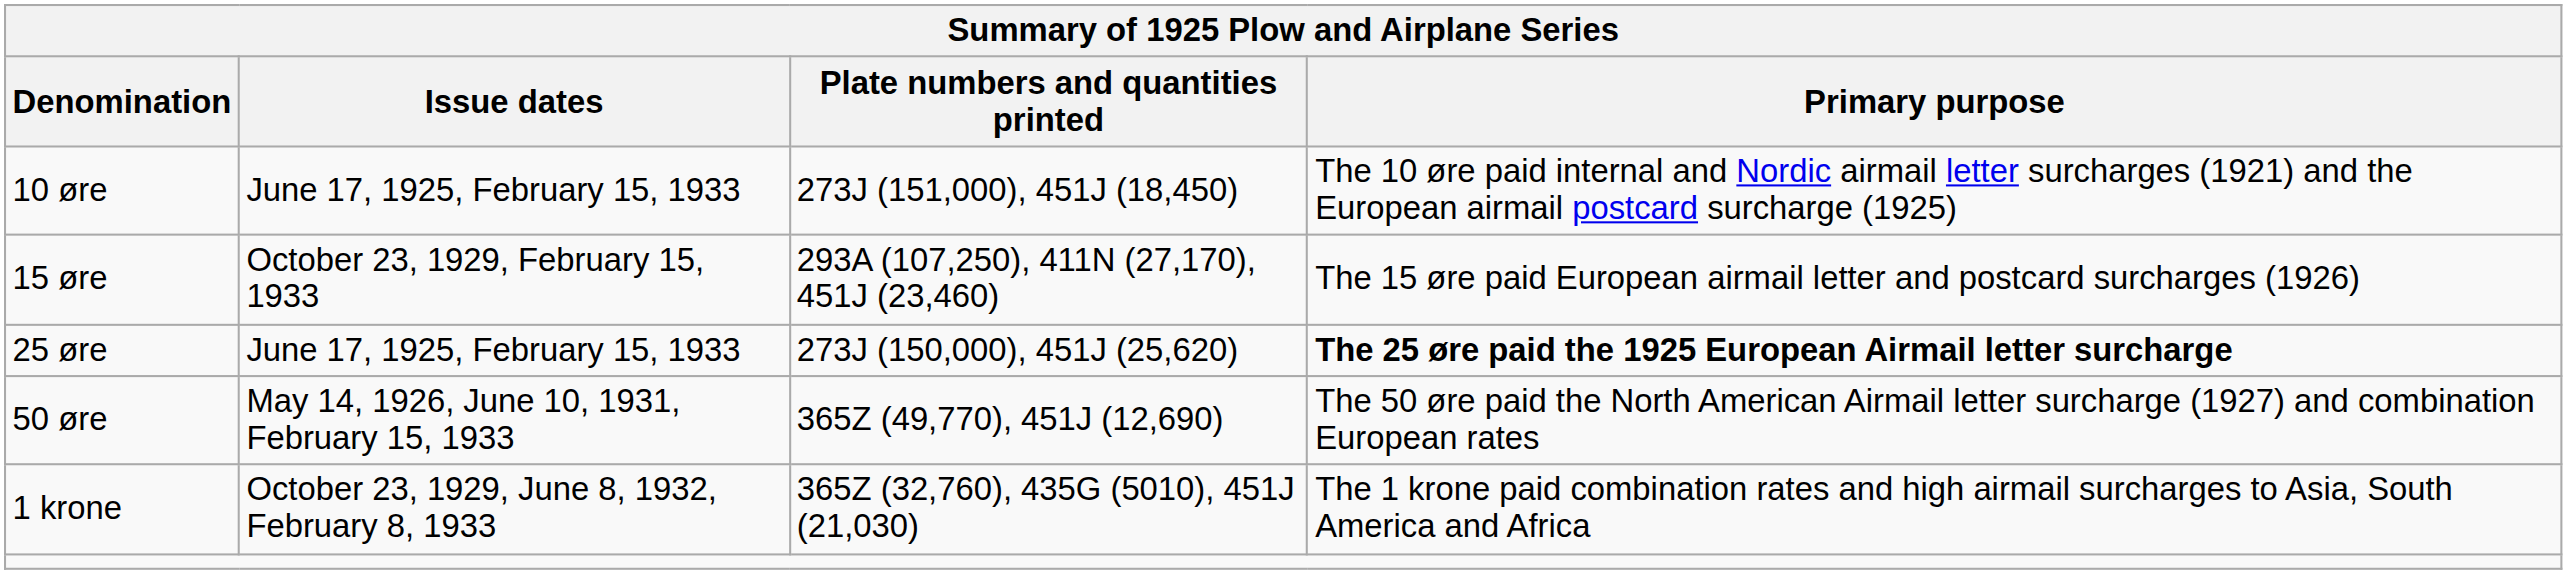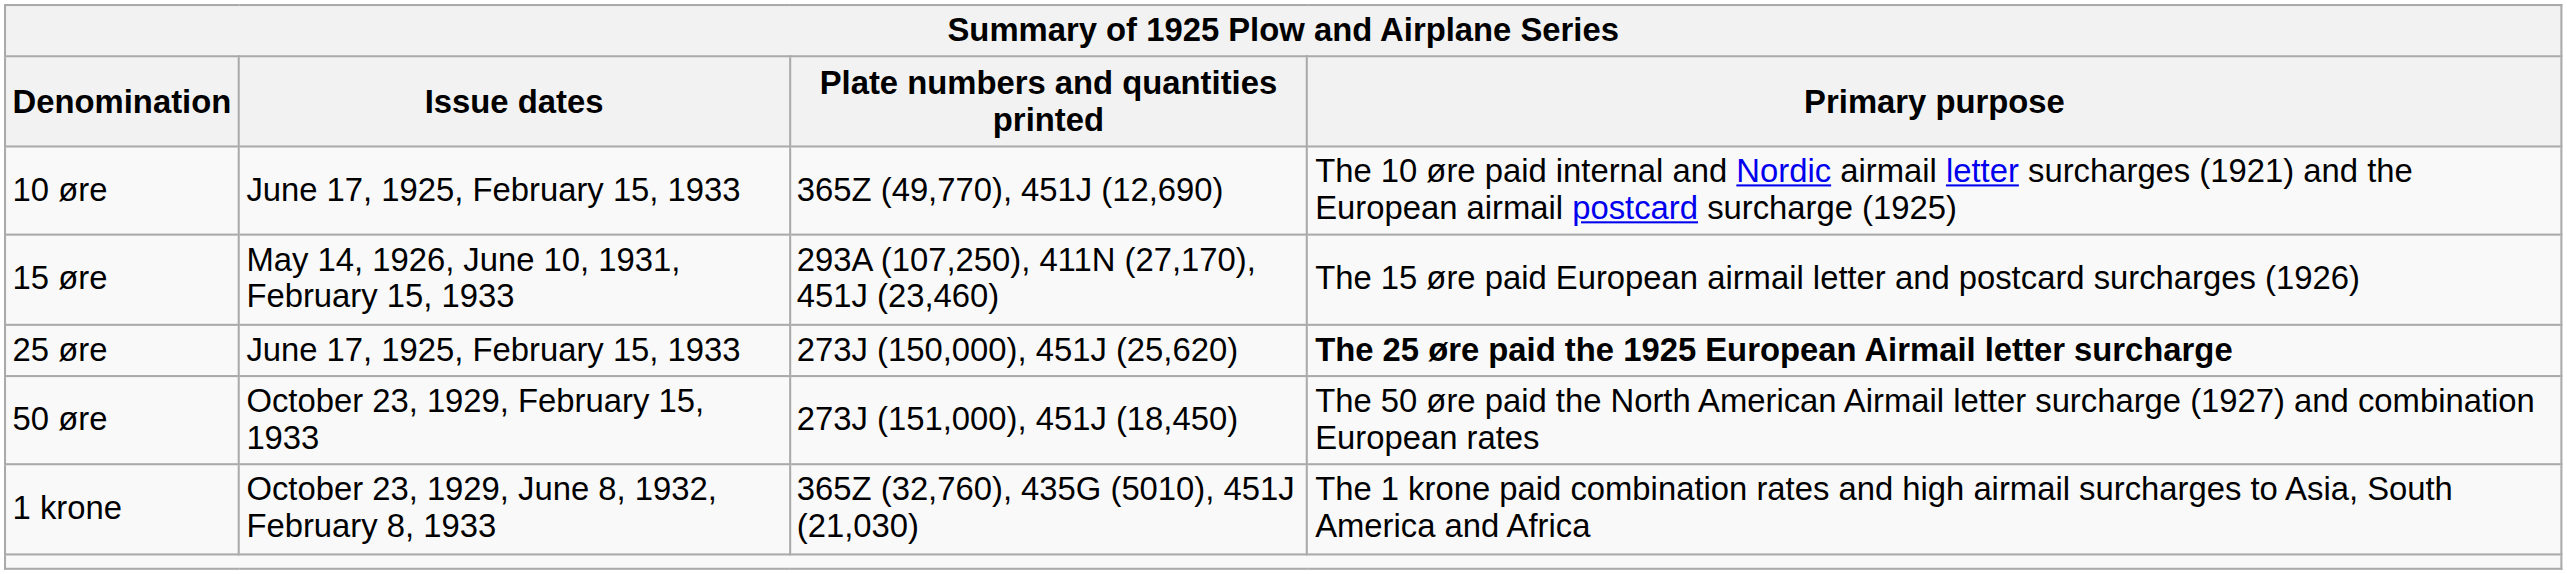(1017, 189) 273J (151,000), 451J (18,450) -> (1010, 189) 365Z (49,770), 451J (12,690)
(475, 278) October 23, 1929, February 15, 1933 -> (463, 278) May 14, 1926, June 10, 1931, February 15, 1933
(463, 419) May 14, 1926, June 10, 1931, February 15, 1933 -> (475, 419) October 23, 1929, February 15, 1933
(1010, 419) 365Z (49,770), 451J (12,690) -> (1017, 419) 273J (151,000), 451J (18,450)
